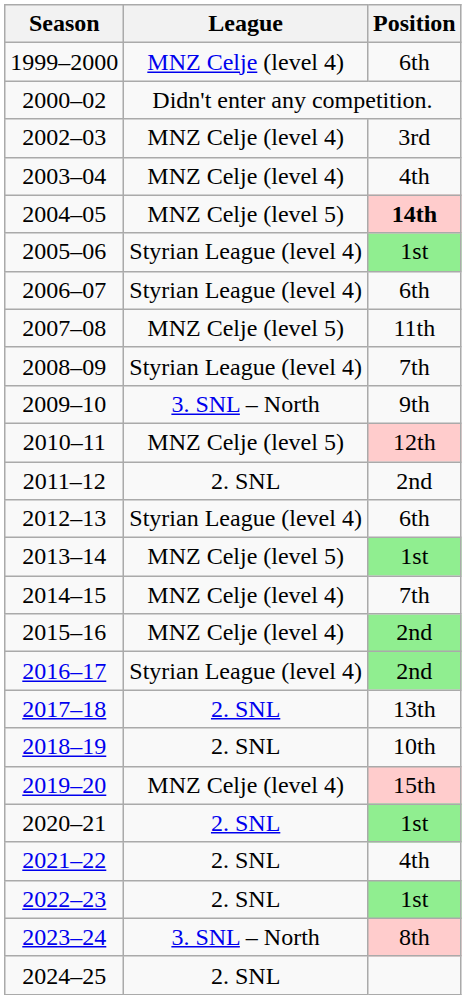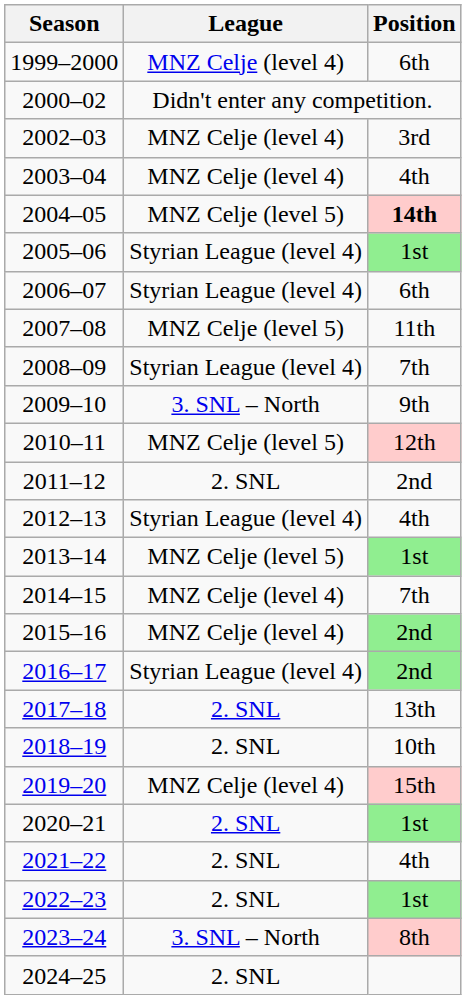(414, 518) 6th -> (414, 518) 4th
